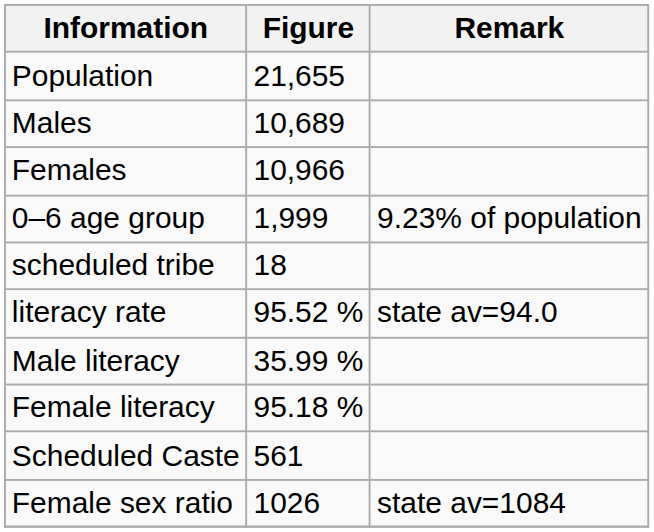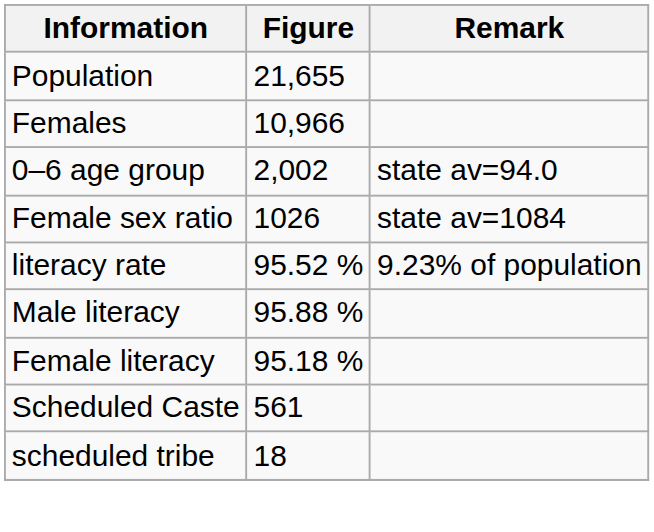- row: (52, 123)
(291, 218) 1,999 -> (291, 170) 2,002
(509, 218) 9.23% of population -> (467, 170) state av=94.0
rows swapped: (122, 502) <-> (113, 265)
(467, 312) state av=94.0 -> (509, 265) 9.23% of population
(308, 360) 35.99 % -> (308, 312) 95.88 %
